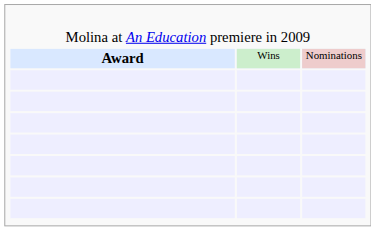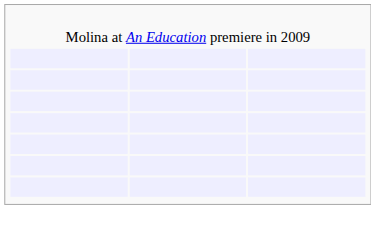- row: (123, 58)
